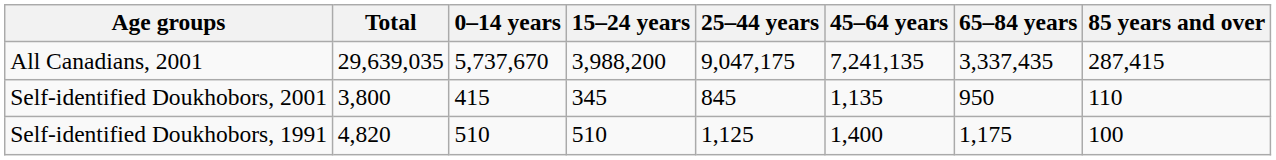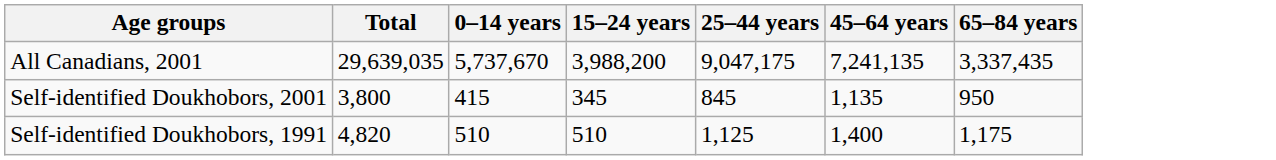- column: (1177, 23)
